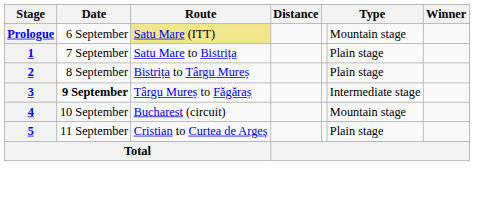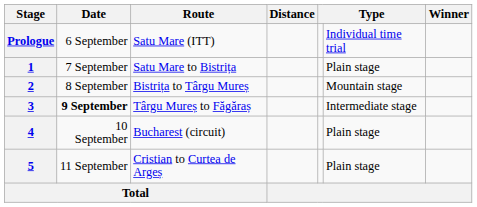(174, 33) khaki background -> (174, 40) no background
(368, 33) Mountain stage -> (364, 40) Individual time trial
(357, 72) Plain stage -> (364, 86) Mountain stage
(368, 111) Mountain stage -> (353, 132) Plain stage
